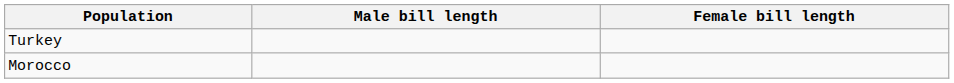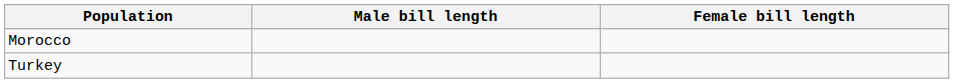rows swapped: (40, 65) <-> (35, 41)
